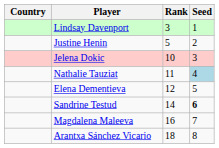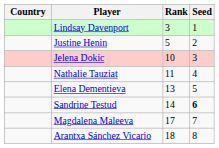(195, 74) lightblue background -> (195, 74) no background
(170, 89) 12 -> (170, 89) 13
(170, 120) 16 -> (170, 120) 17
